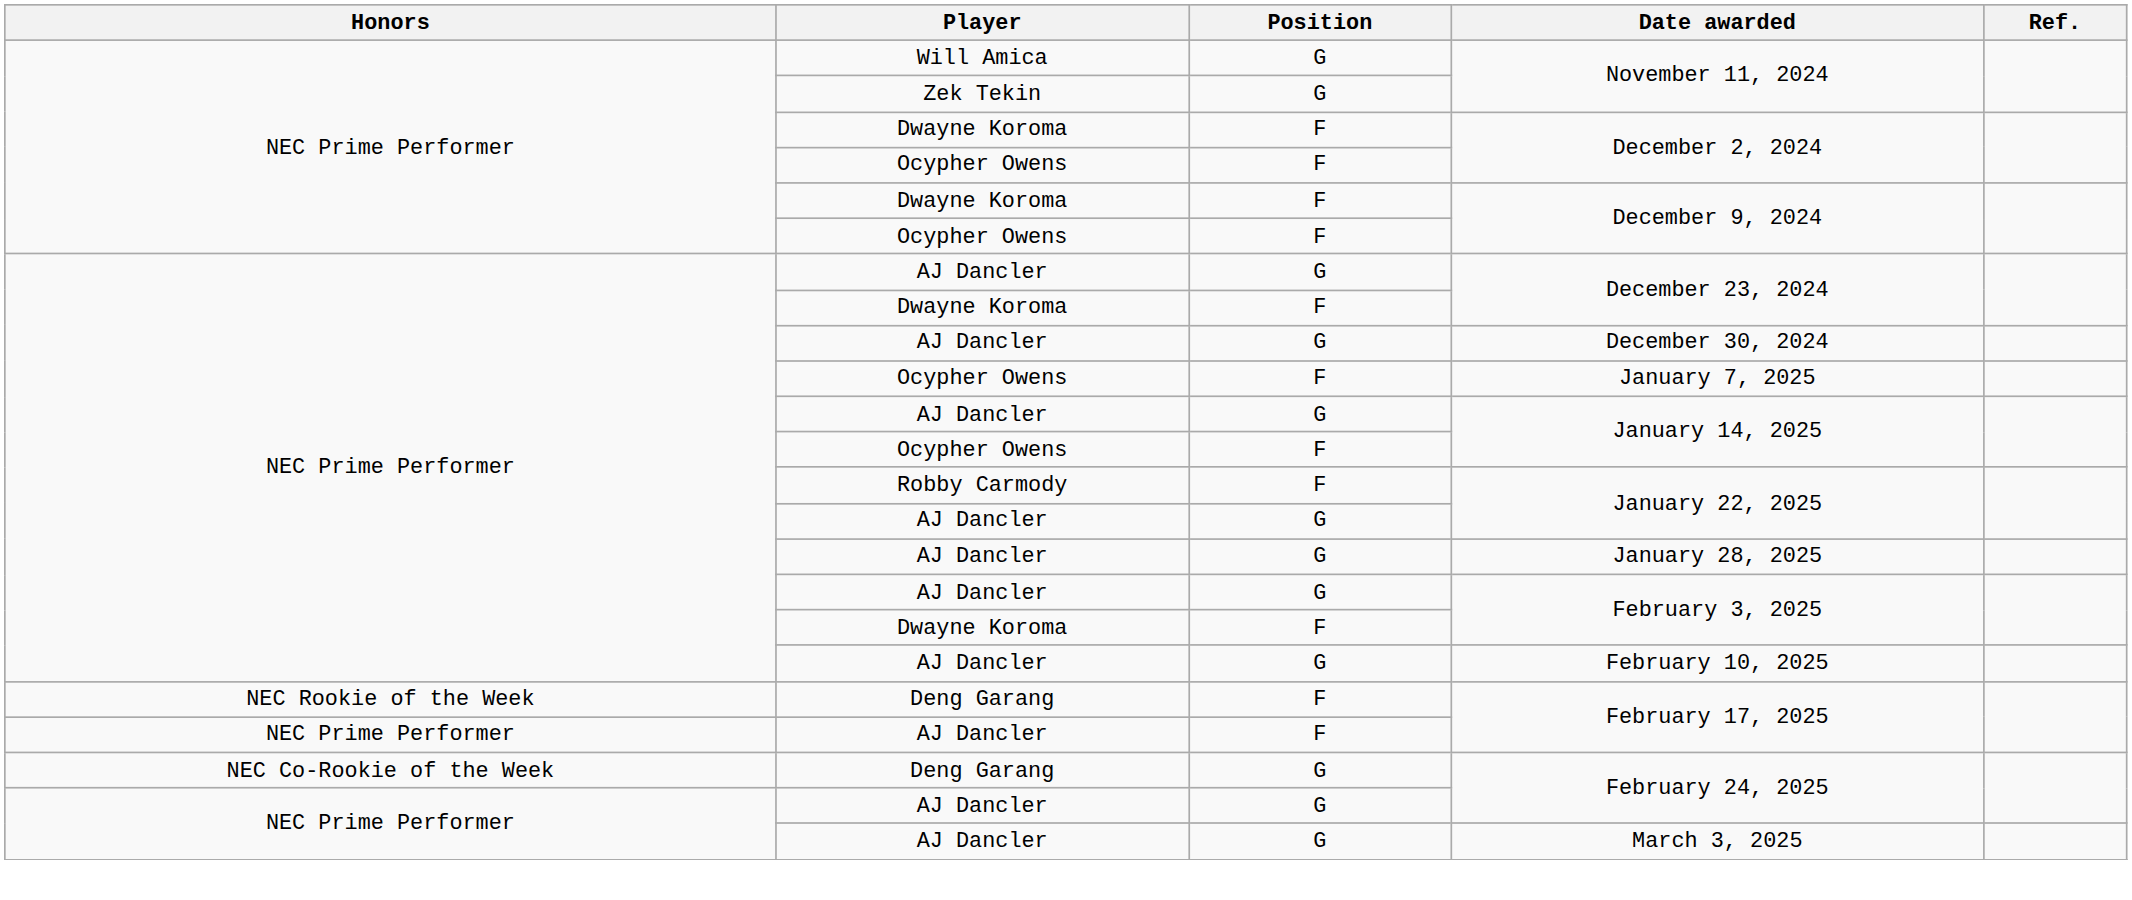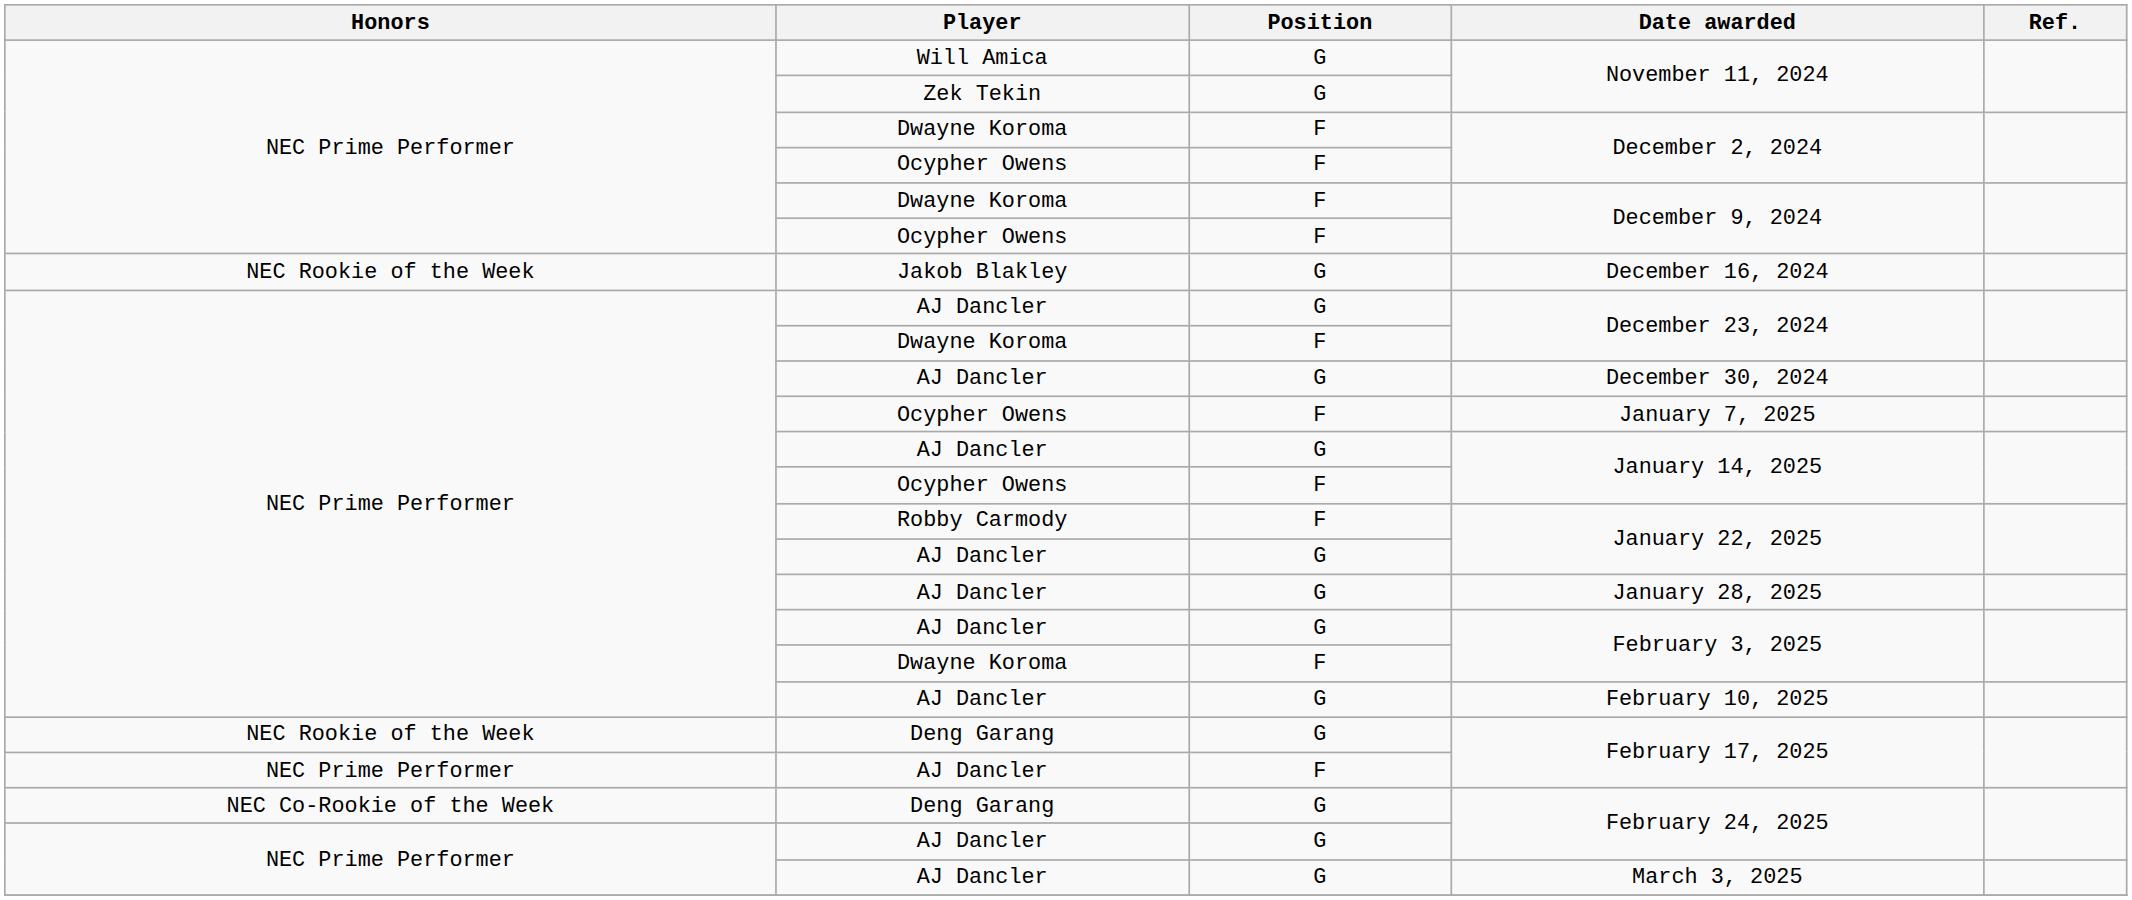+ row: (982, 272)
(1320, 699) F -> (1320, 735) G
